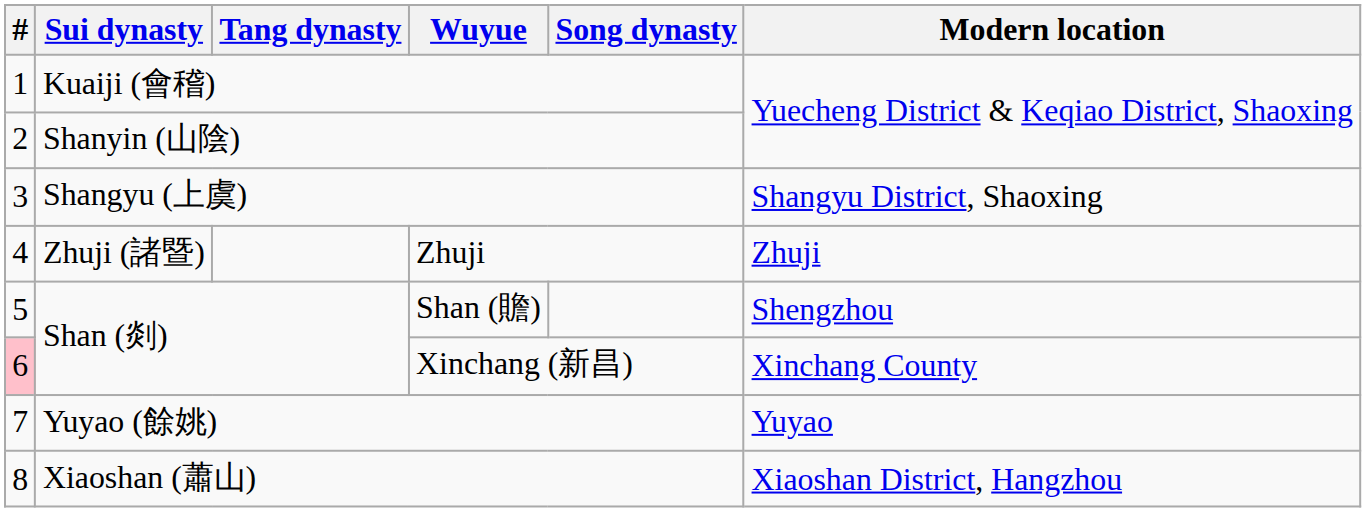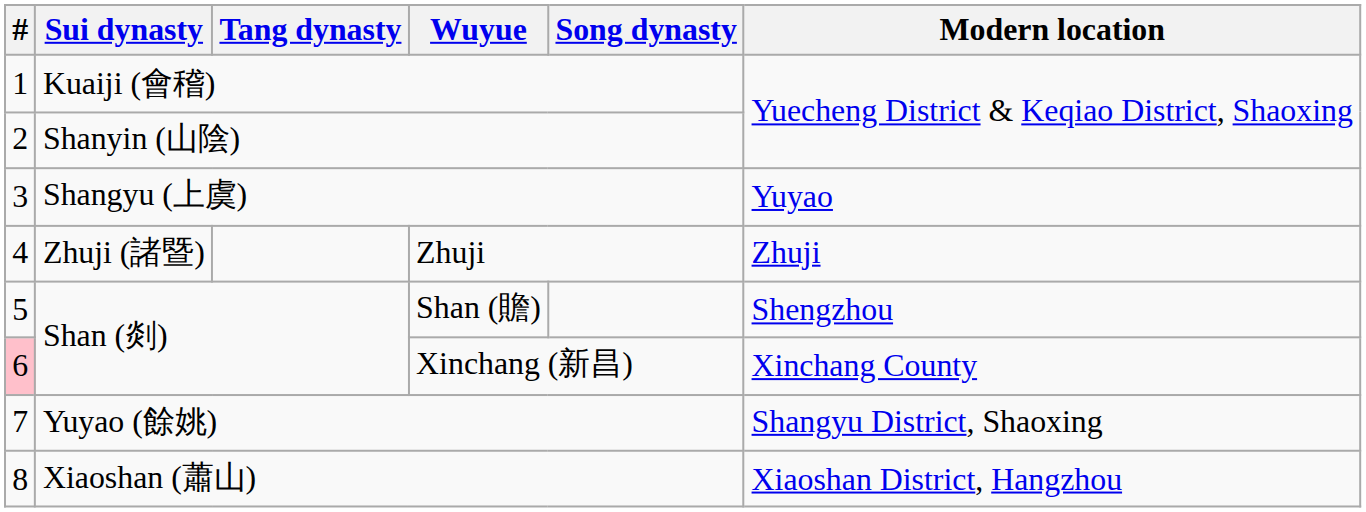(927, 196) Shangyu District, Shaoxing -> (792, 196) Yuyao
(792, 422) Yuyao -> (927, 422) Shangyu District, Shaoxing
